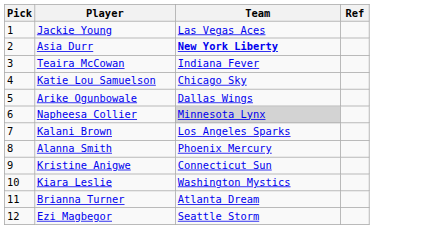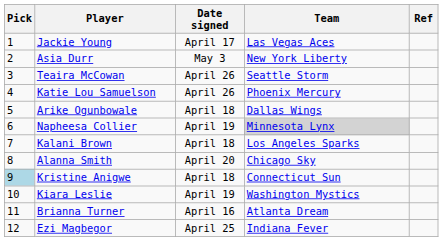+ column: (210, 19)
(228, 47) bold -> (297, 59) normal
(219, 64) Indiana Fever -> (287, 76) Seattle Storm
(212, 81) Chicago Sky -> (294, 93) Phoenix Mercury
(225, 148) Phoenix Mercury -> (281, 160) Chicago Sky
(10, 165) no background -> (10, 177) lightblue background
(219, 216) Seattle Storm -> (287, 228) Indiana Fever
